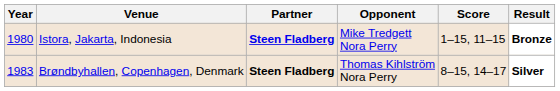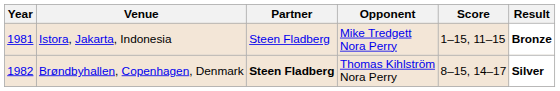(20, 39) 1980 -> (20, 39) 1981
(292, 39) bold -> (290, 39) normal
(20, 71) 1983 -> (20, 71) 1982
